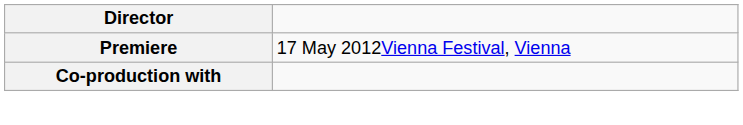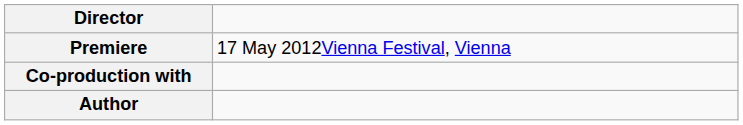+ row: (109, 104)
